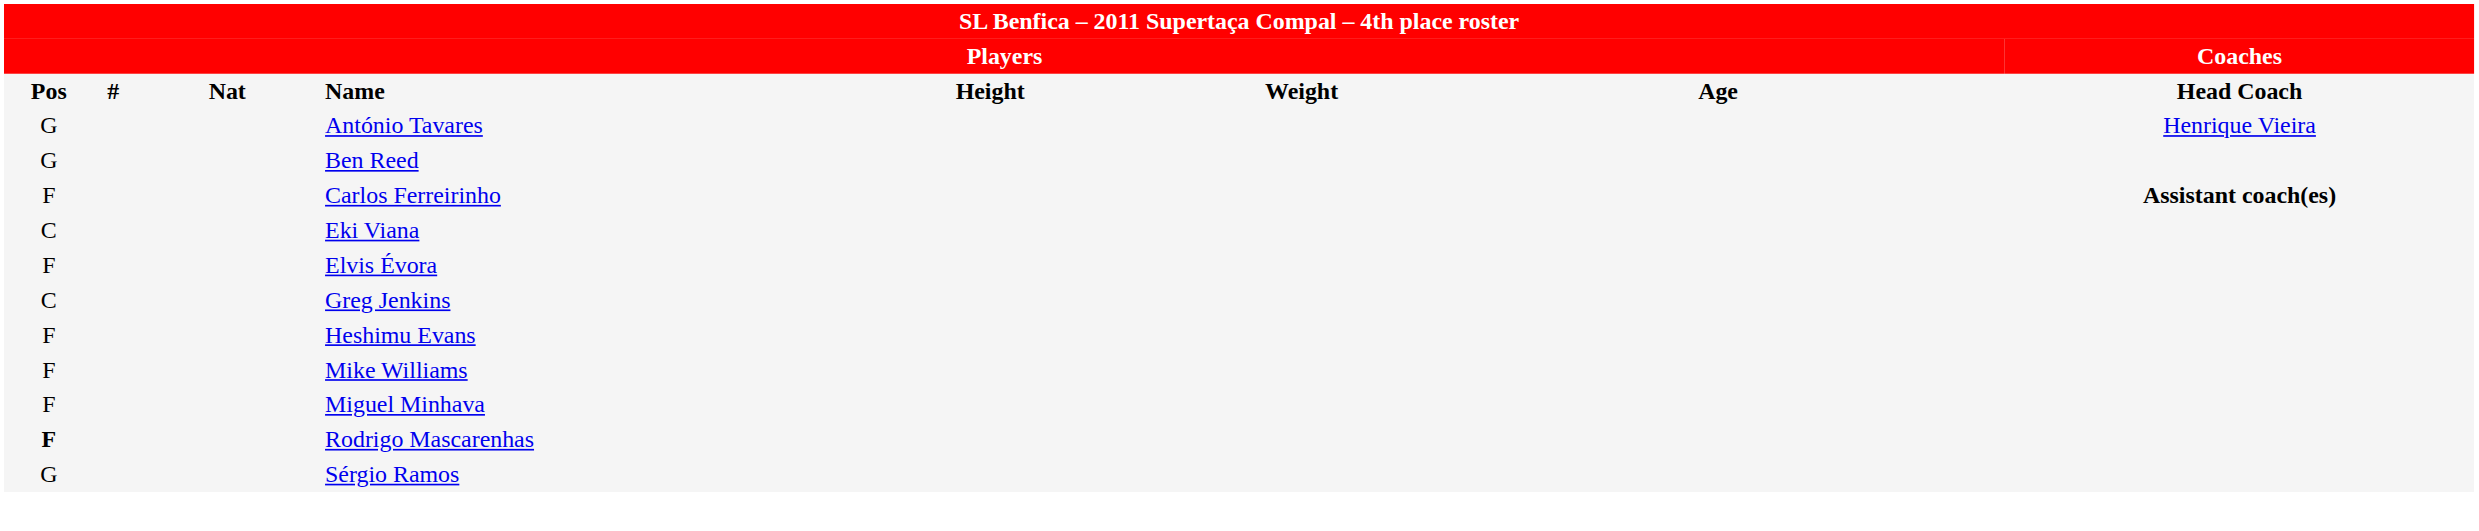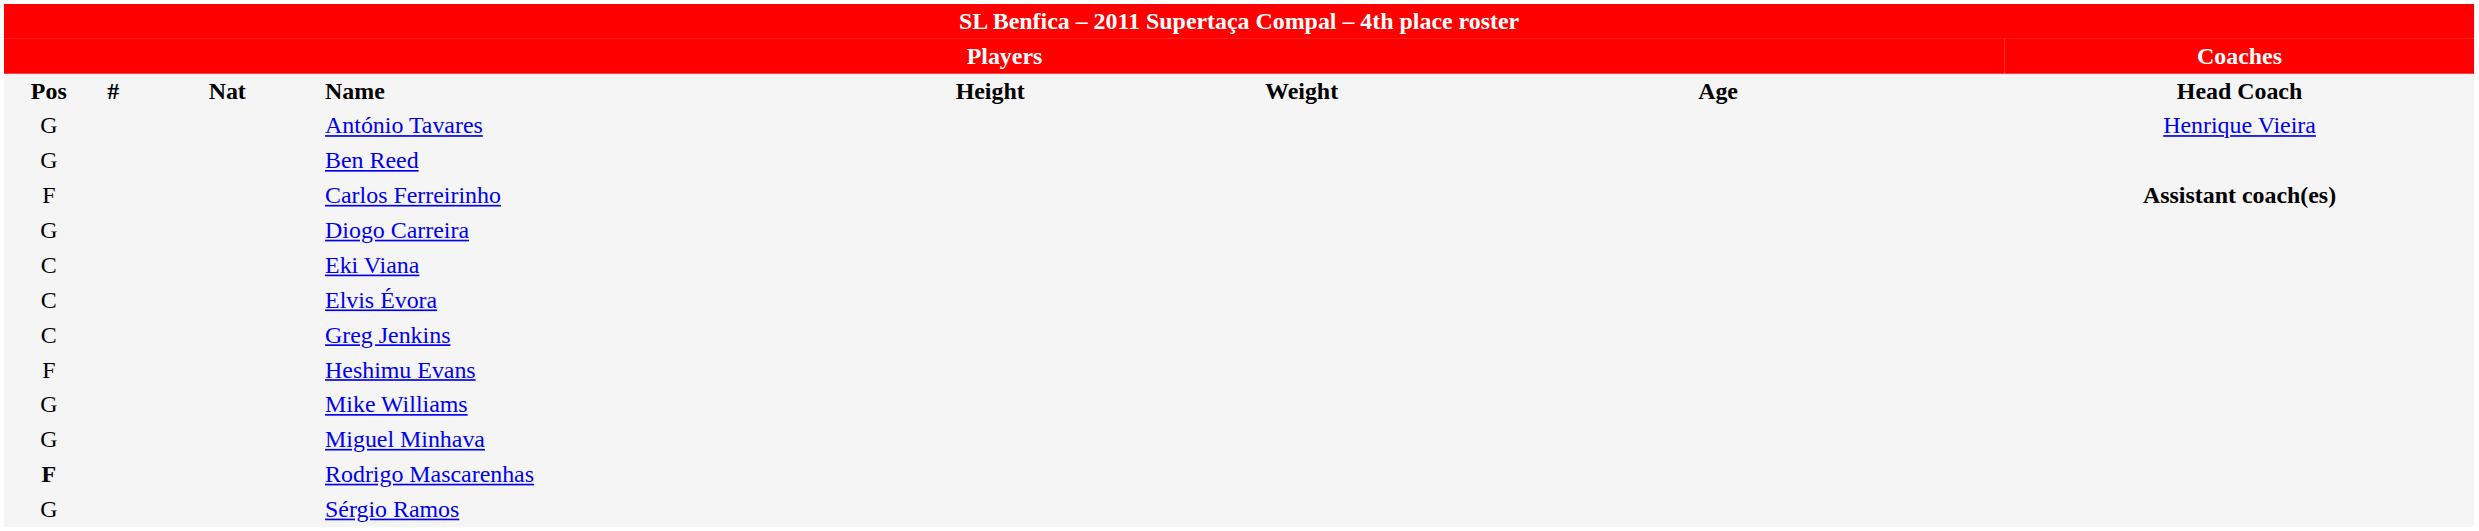+ row: (397, 230)
(49, 265) F -> (49, 299) C
(49, 369) F -> (49, 404) G
(49, 404) F -> (49, 439) G
